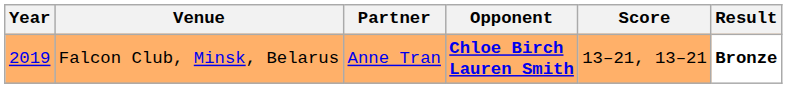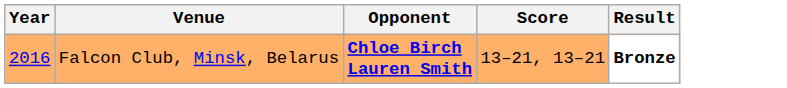- column: (394, 19)
(30, 58) 2019 -> (30, 58) 2016
